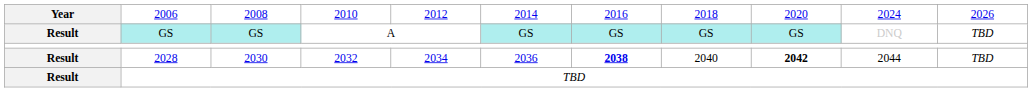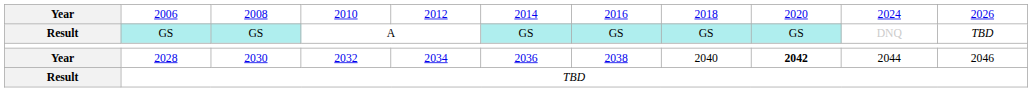(63, 58) Result -> (63, 58) Year
(616, 58) bold -> (616, 58) normal
(982, 58) TBD -> (982, 58) 2046
